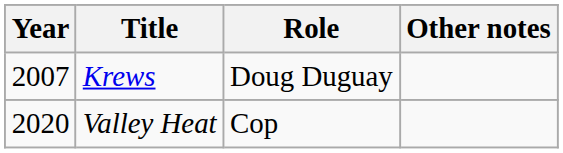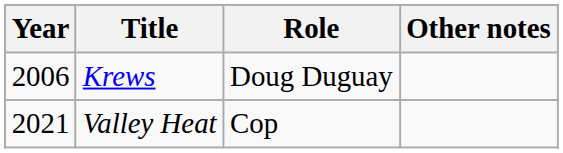(41, 76) 2007 -> (41, 76) 2006
(41, 123) 2020 -> (41, 123) 2021
